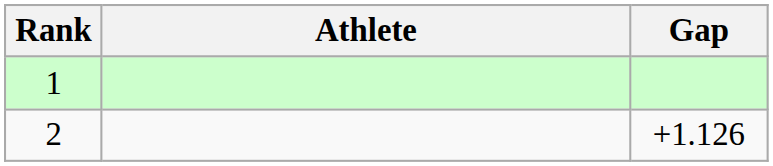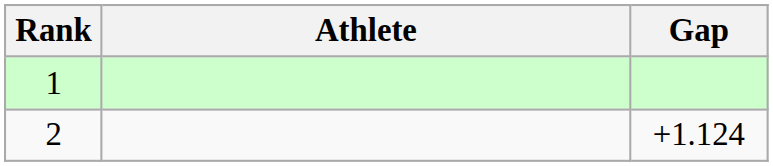(699, 134) +1.126 -> (699, 134) +1.124
